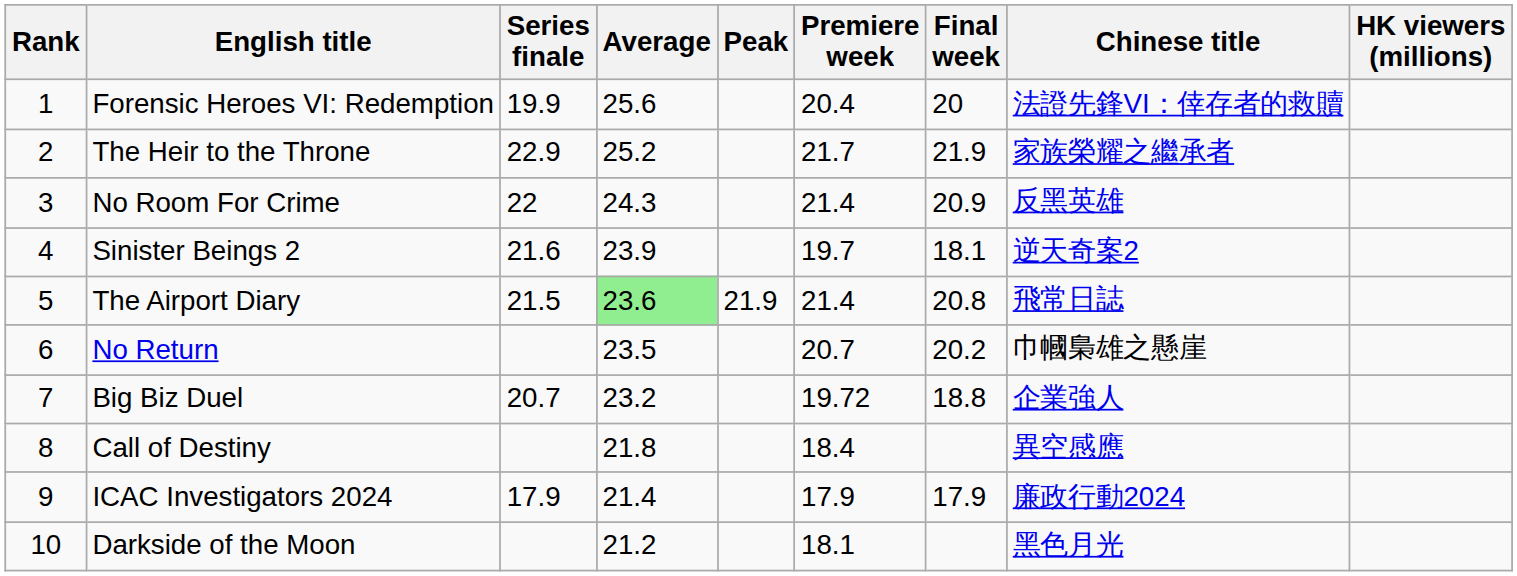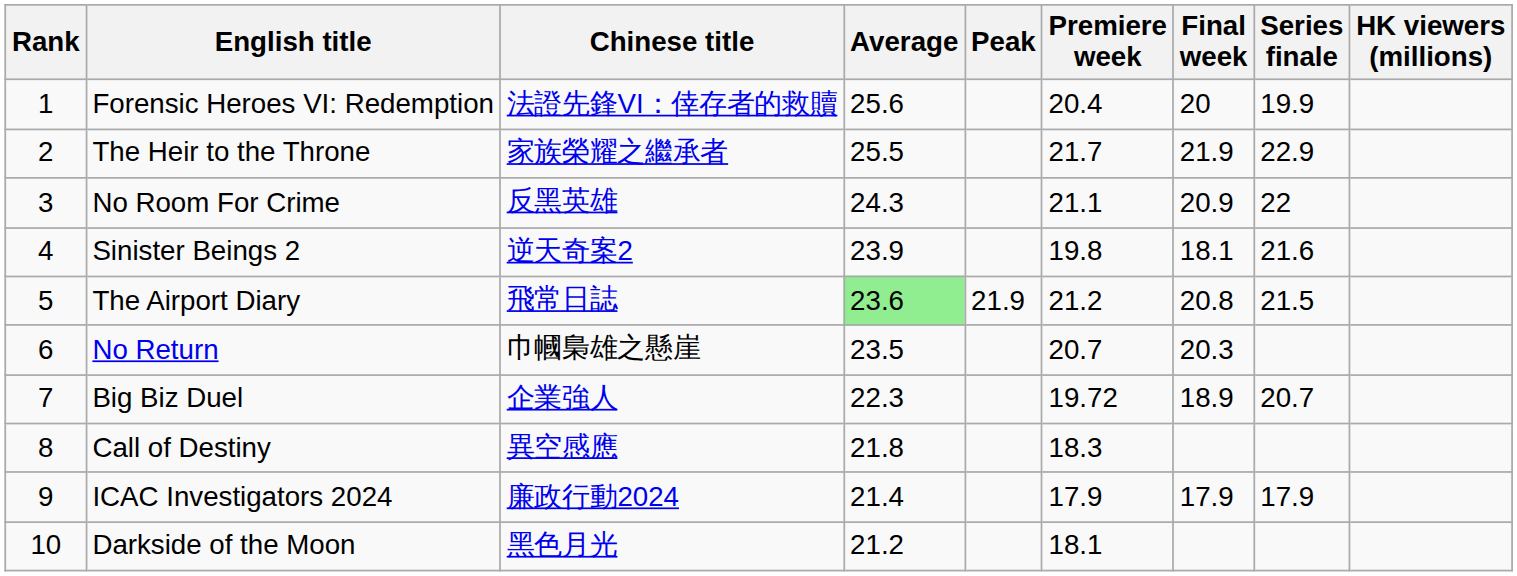columns swapped: (1178, 42) <-> (548, 42)
(630, 153) 25.2 -> (877, 153) 25.5
(828, 202) 21.4 -> (1075, 202) 21.1
(828, 251) 19.7 -> (1075, 251) 19.8
(828, 300) 21.4 -> (1075, 300) 21.2
(959, 349) 20.2 -> (1207, 349) 20.3
(630, 398) 23.2 -> (877, 398) 22.3
(959, 398) 18.8 -> (1207, 398) 18.9
(828, 447) 18.4 -> (1075, 447) 18.3
